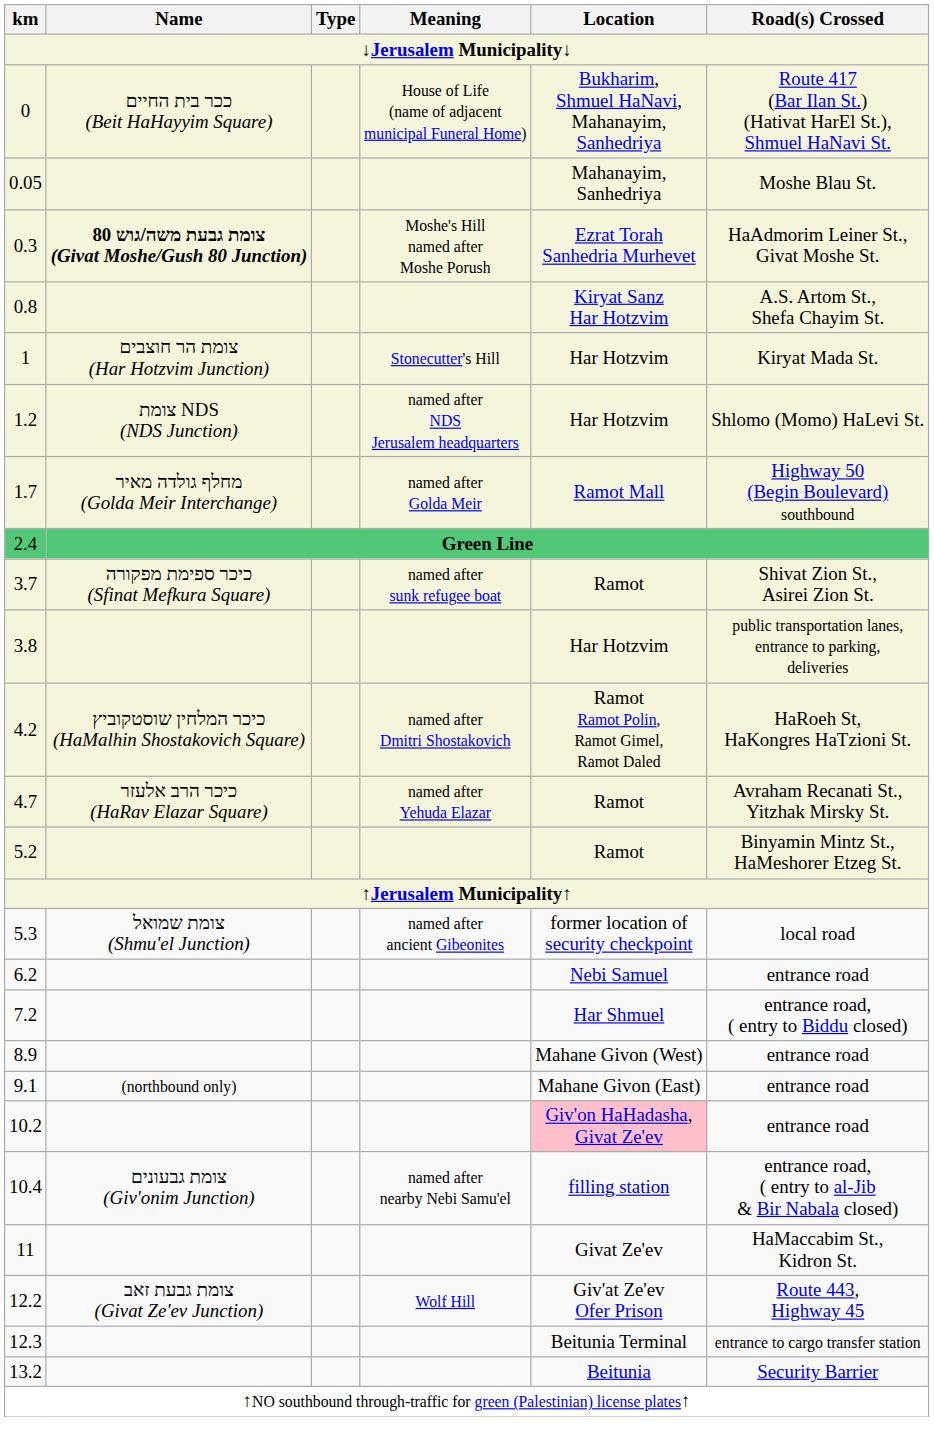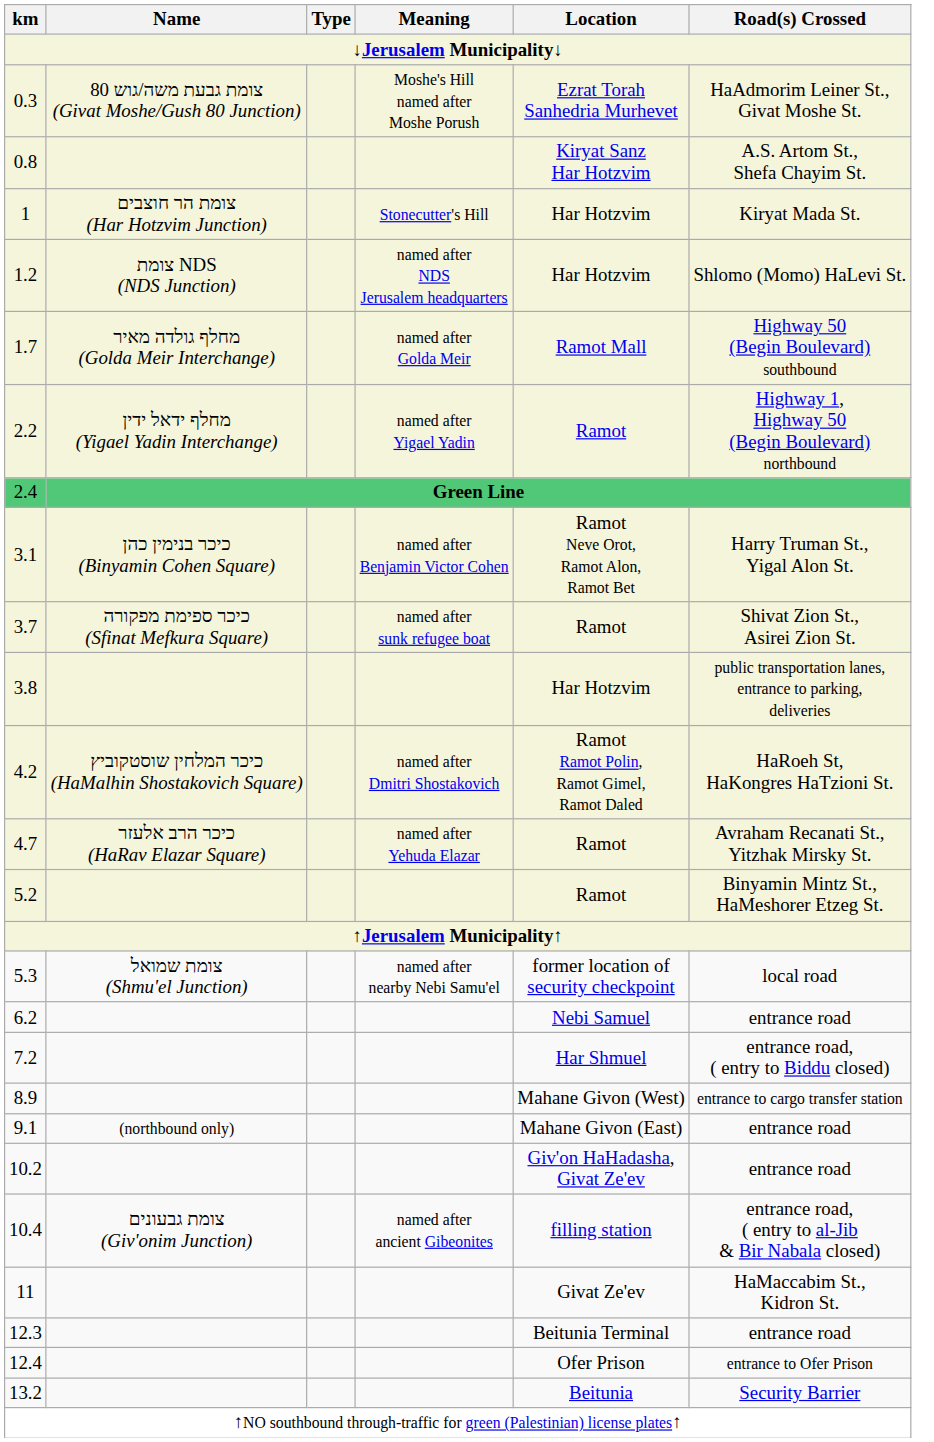- row: (25, 111)
- row: (25, 183)
(179, 245) bold -> (177, 100) normal
+ row: (25, 430)
+ row: (25, 554)
(445, 935) named after ancient Gibeonites -> (434, 977) named after nearby Nebi Samu'el
(818, 1055) entrance road -> (800, 1099) entrance to cargo transfer station
(619, 1126) pink background -> (601, 1168) no background
(445, 1189) named after nearby Nebi Samu'el -> (434, 1231) named after ancient Gibeonites
- row: (25, 1300)
(818, 1342) entrance to cargo transfer station -> (800, 1332) entrance road
+ row: (25, 1362)
